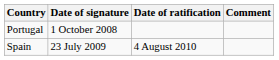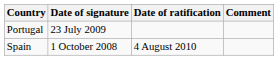(84, 30) 1 October 2008 -> (78, 30) 23 July 2009
(78, 47) 23 July 2009 -> (84, 47) 1 October 2008
